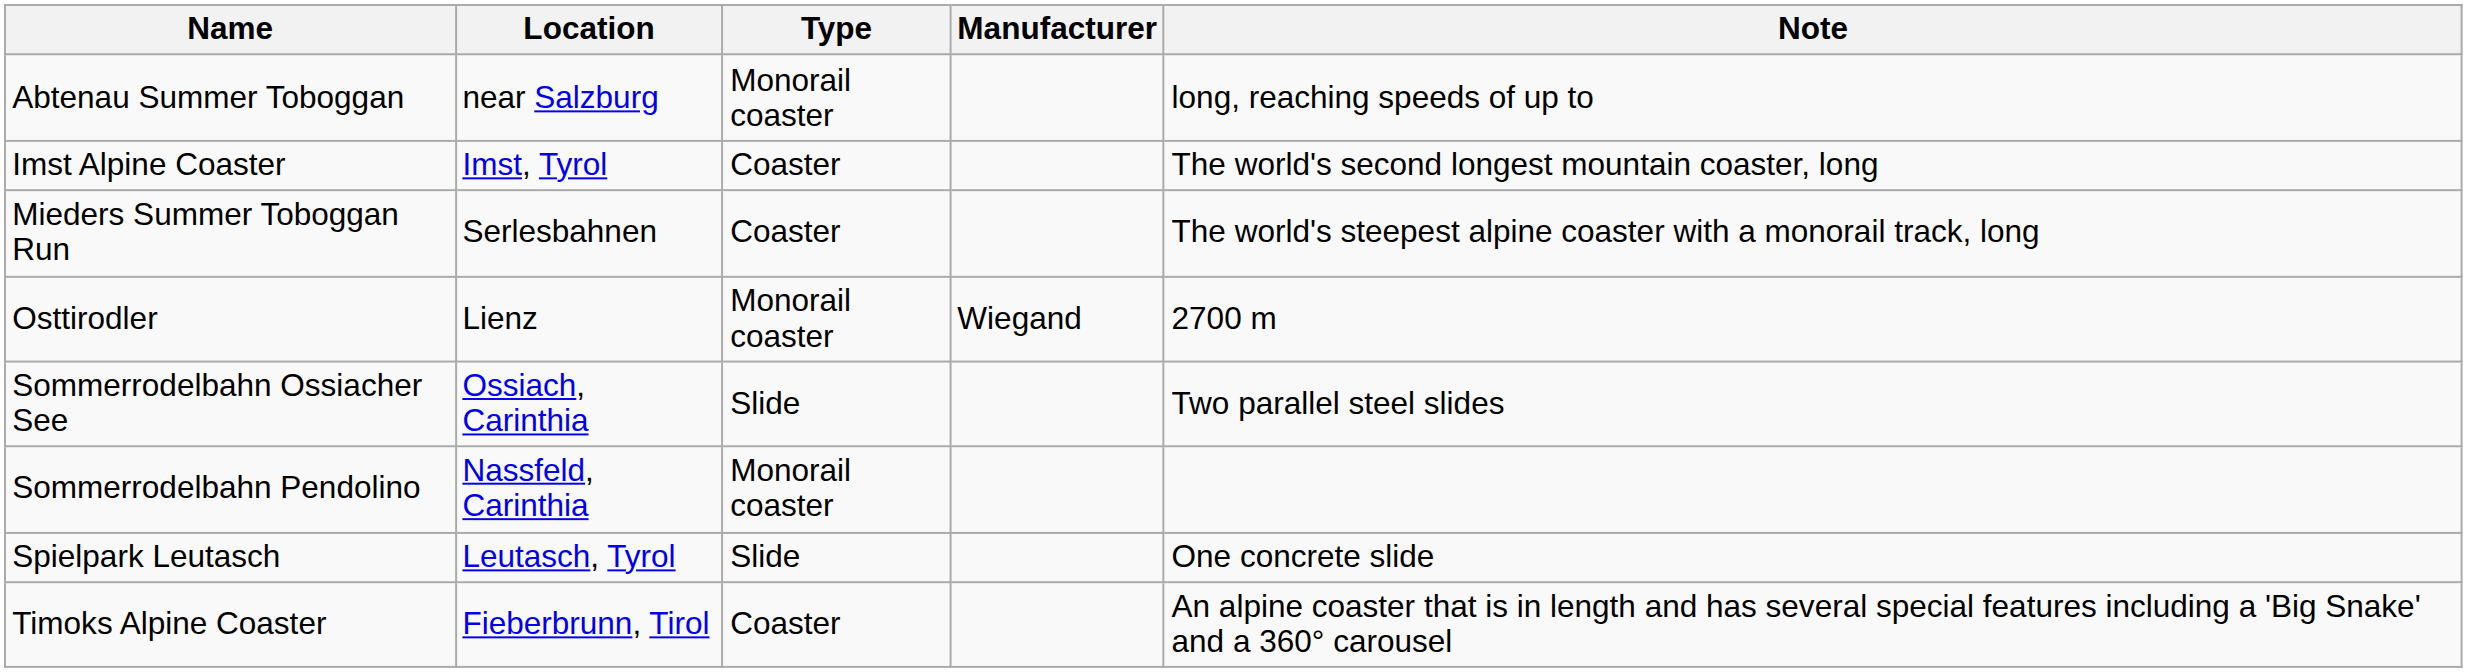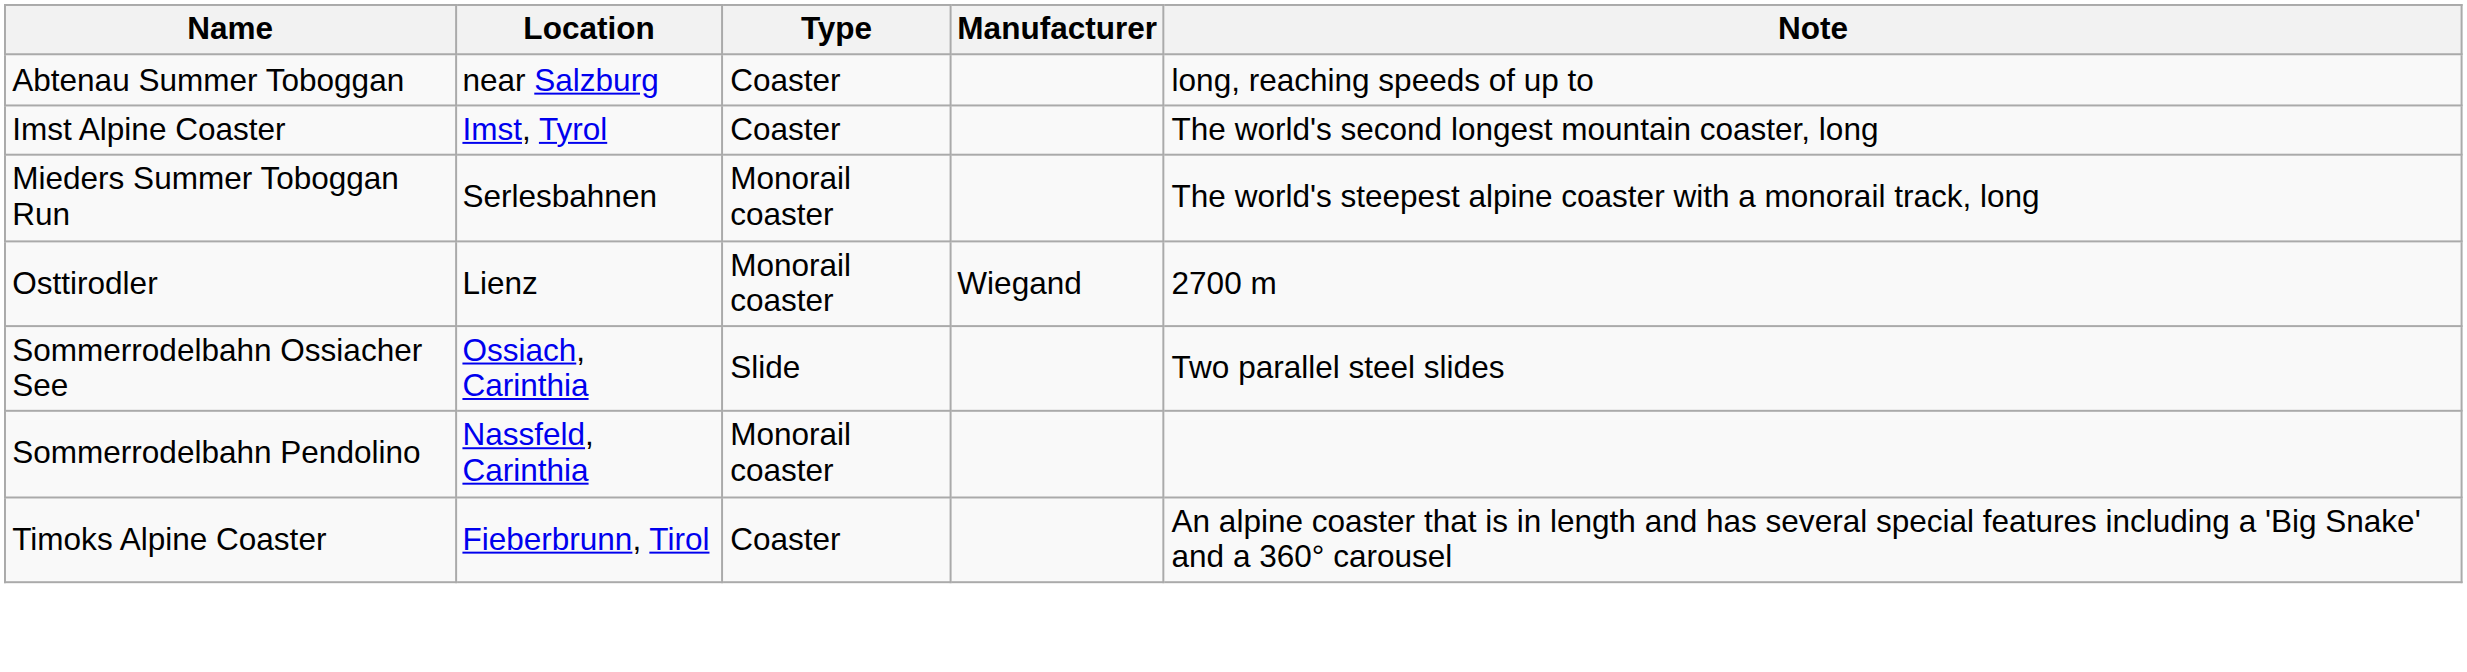(791, 97) Monorail coaster -> (785, 79) Coaster
(785, 232) Coaster -> (791, 197) Monorail coaster
- row: (146, 556)
